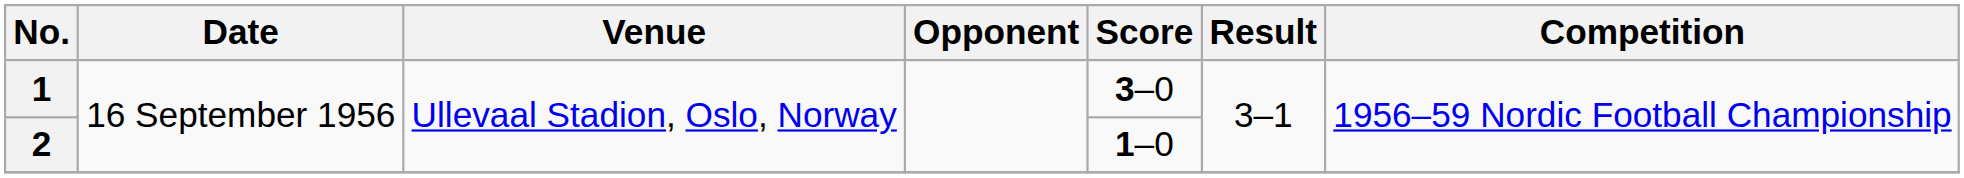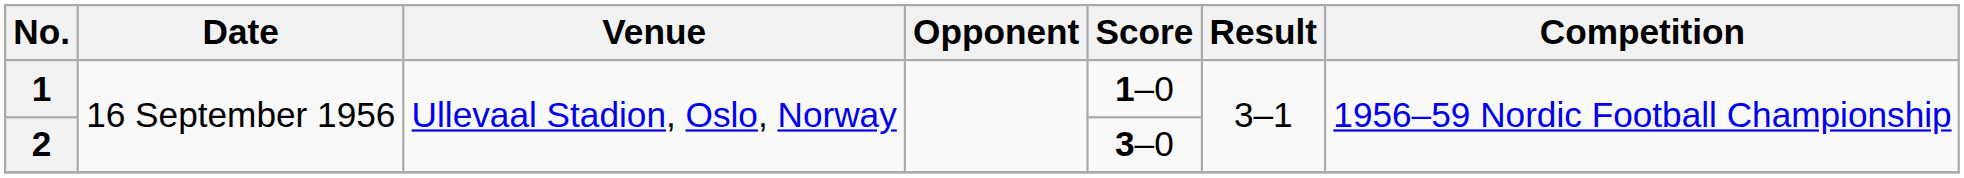(1144, 88) 3–0 -> (1144, 88) 1–0
(1144, 144) 1–0 -> (1144, 144) 3–0
